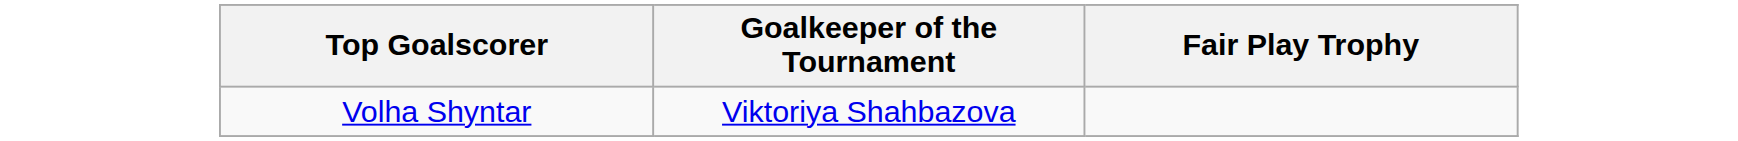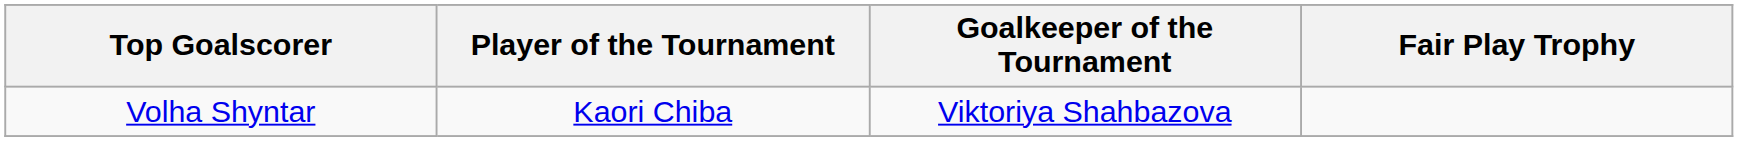+ column: (653, 45)
